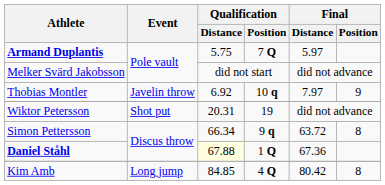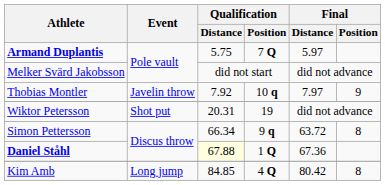(221, 92) 6.92 -> (221, 92) 7.92
